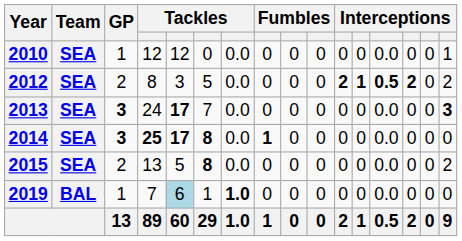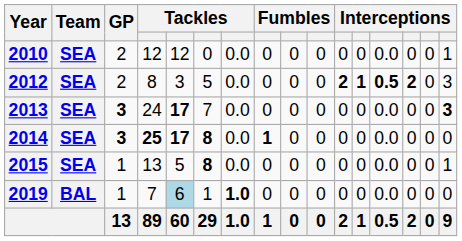(121, 54) 1 -> (121, 54) 2
(447, 82) 2 -> (447, 82) 3
(121, 166) 2 -> (121, 166) 1
(447, 166) 2 -> (447, 166) 1
